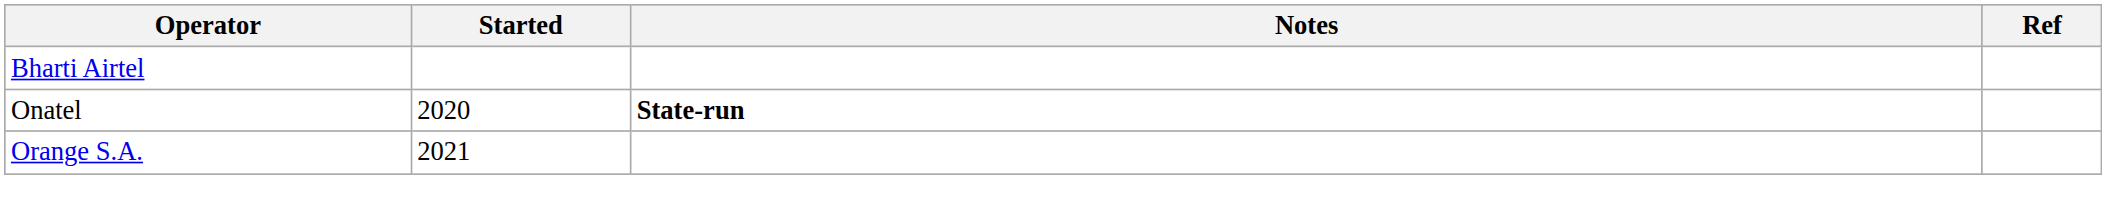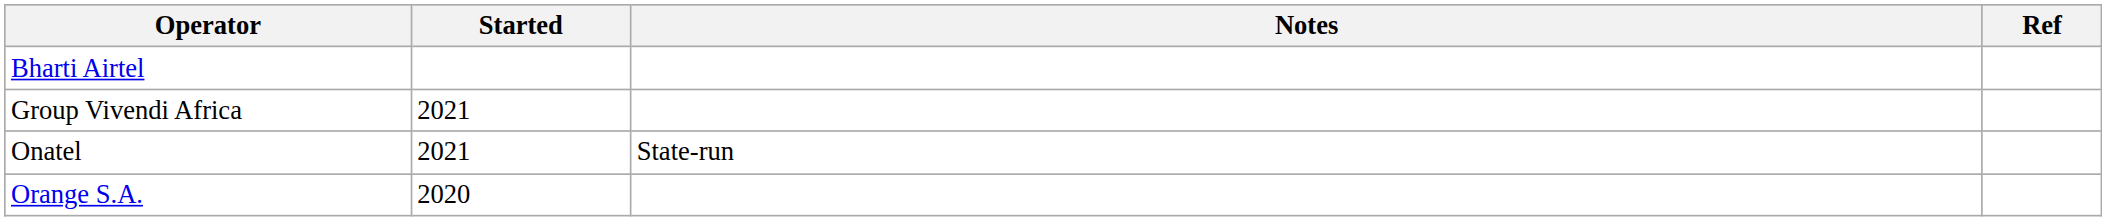+ row: (126, 109)
(444, 109) 2020 -> (444, 151) 2021
(691, 109) bold -> (685, 151) normal
(444, 151) 2021 -> (444, 194) 2020
